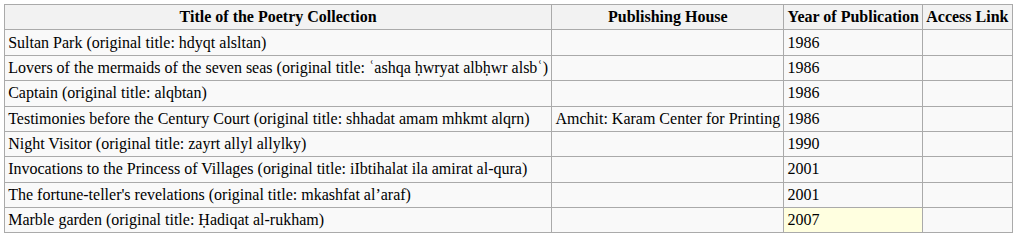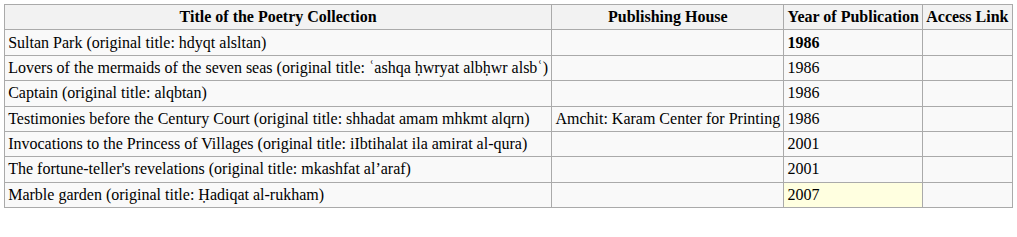(804, 42) normal -> (804, 42) bold
- row: (157, 144)
